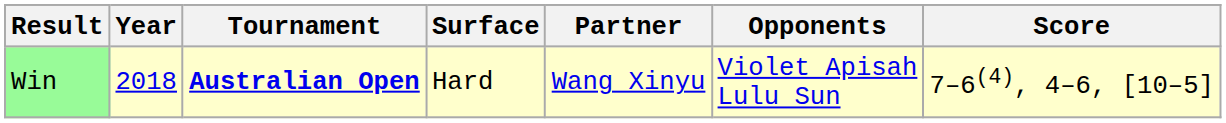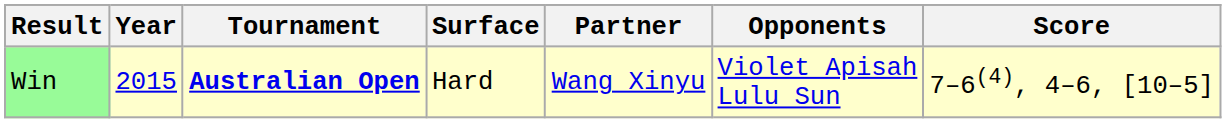(146, 82) 2018 -> (146, 82) 2015
